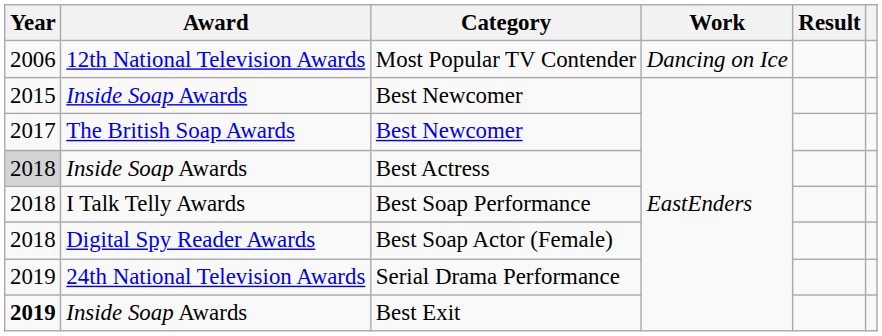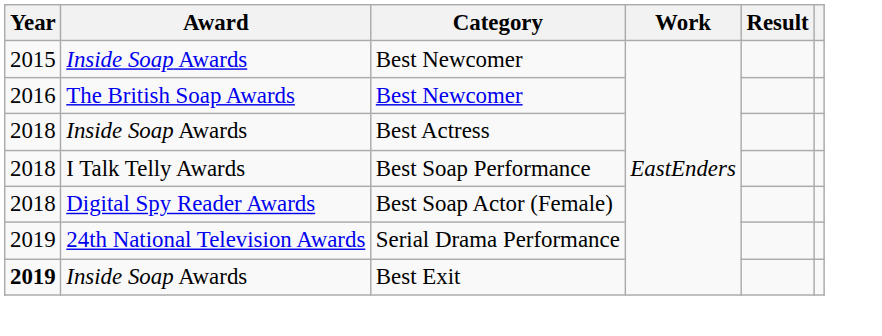- row: (216, 58)
(33, 131) 2017 -> (33, 95) 2016
(33, 167) lightgrey background -> (33, 131) no background
